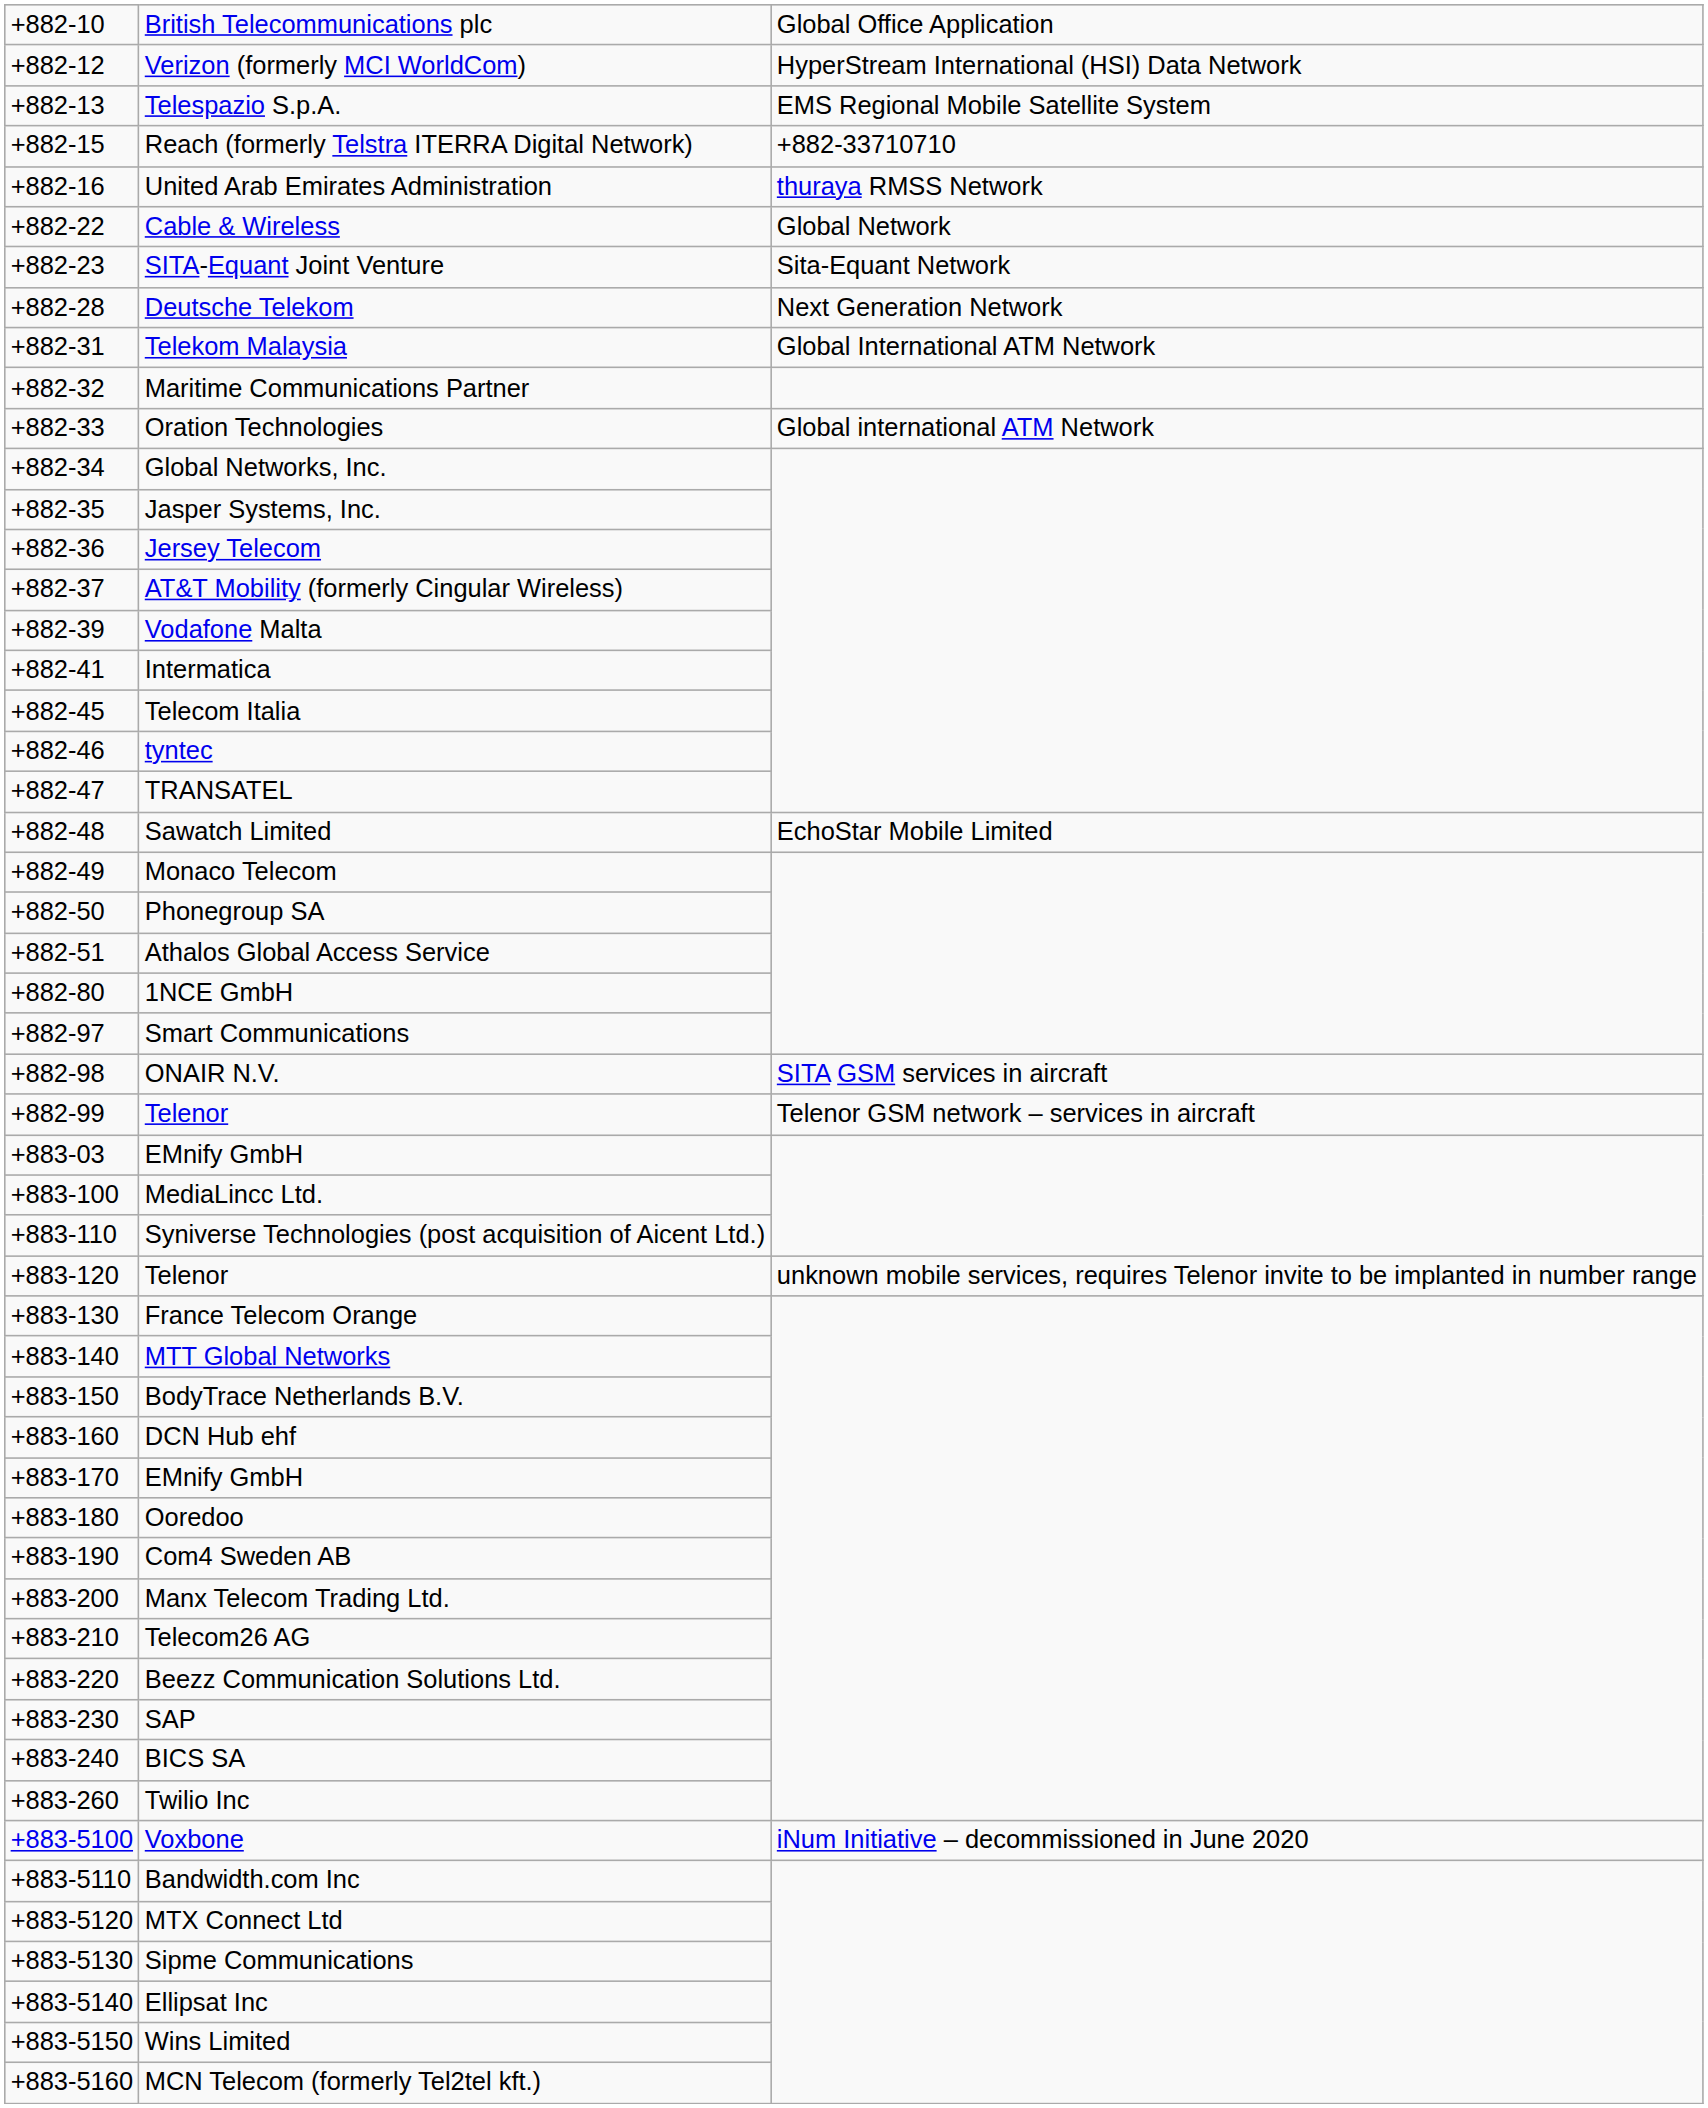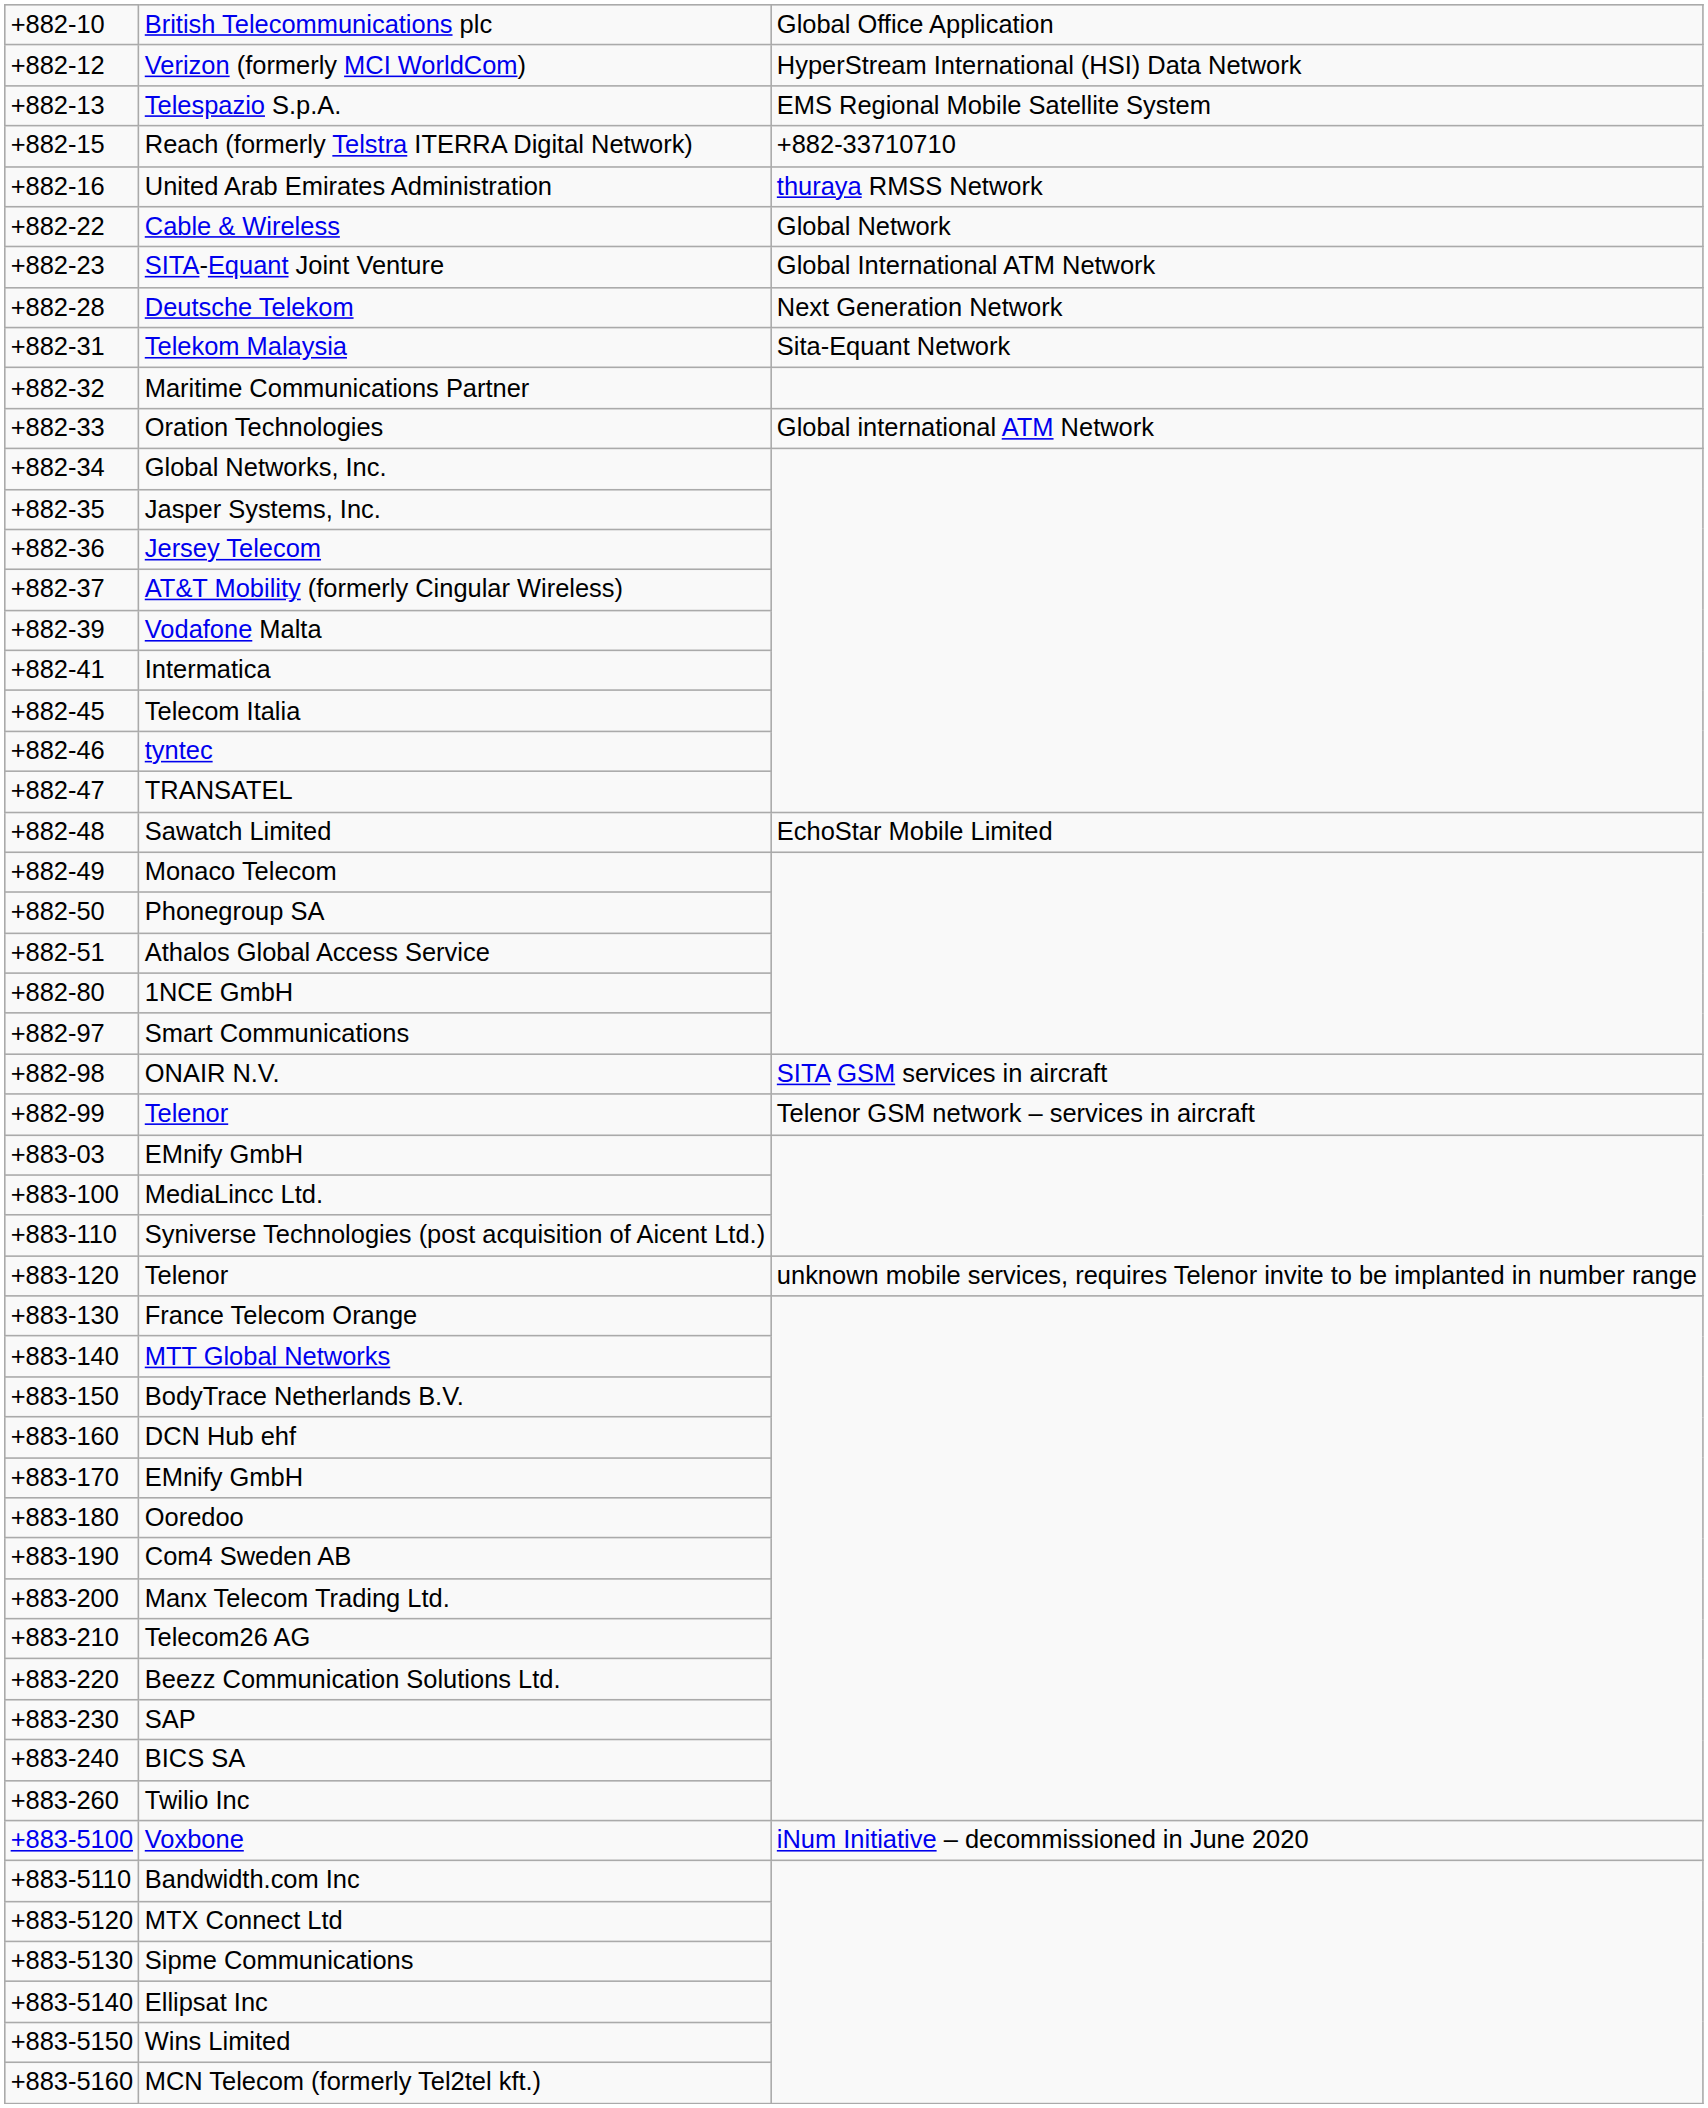(893, 266) Sita-Equant Network -> (966, 266) Global International ATM Network
(966, 347) Global International ATM Network -> (893, 347) Sita-Equant Network
